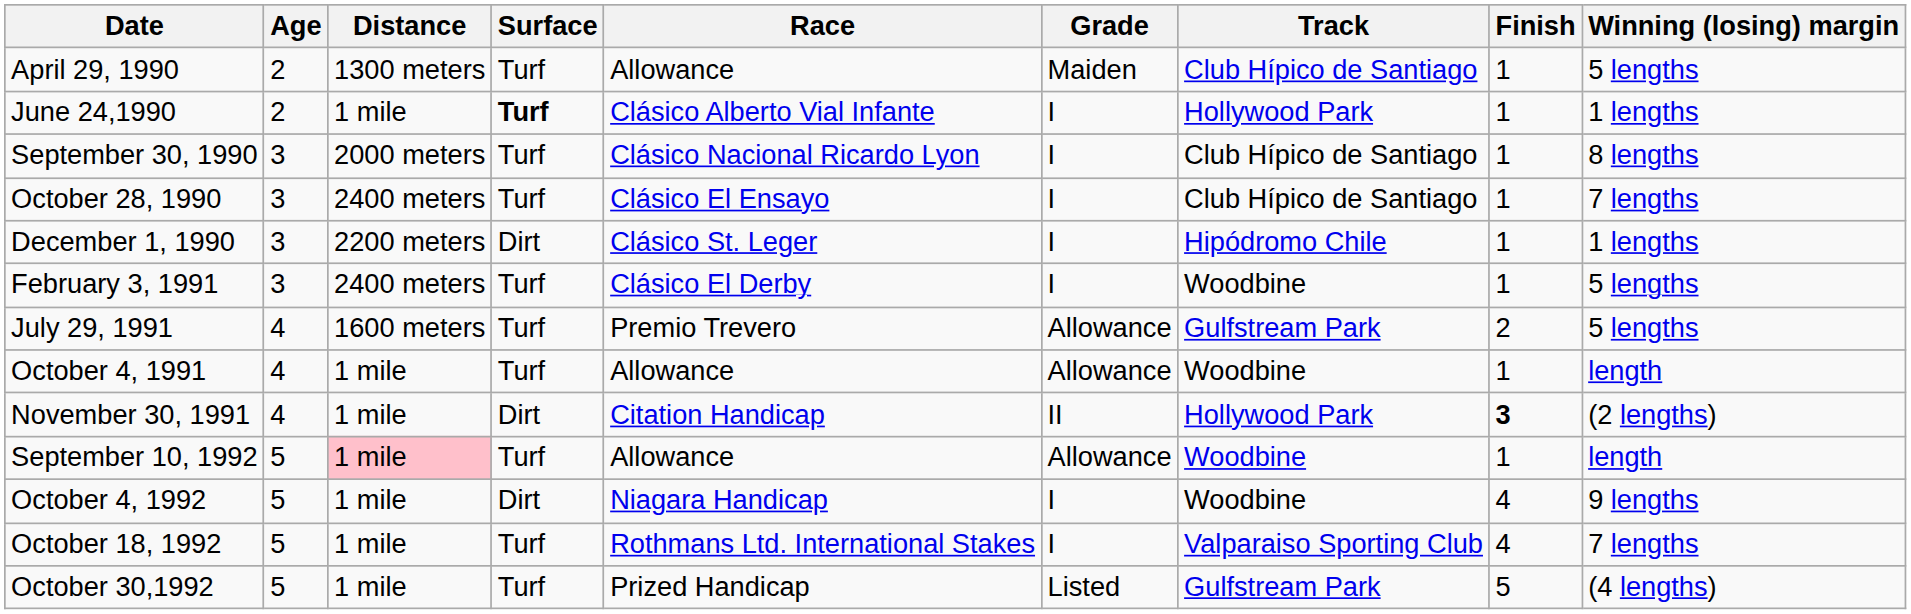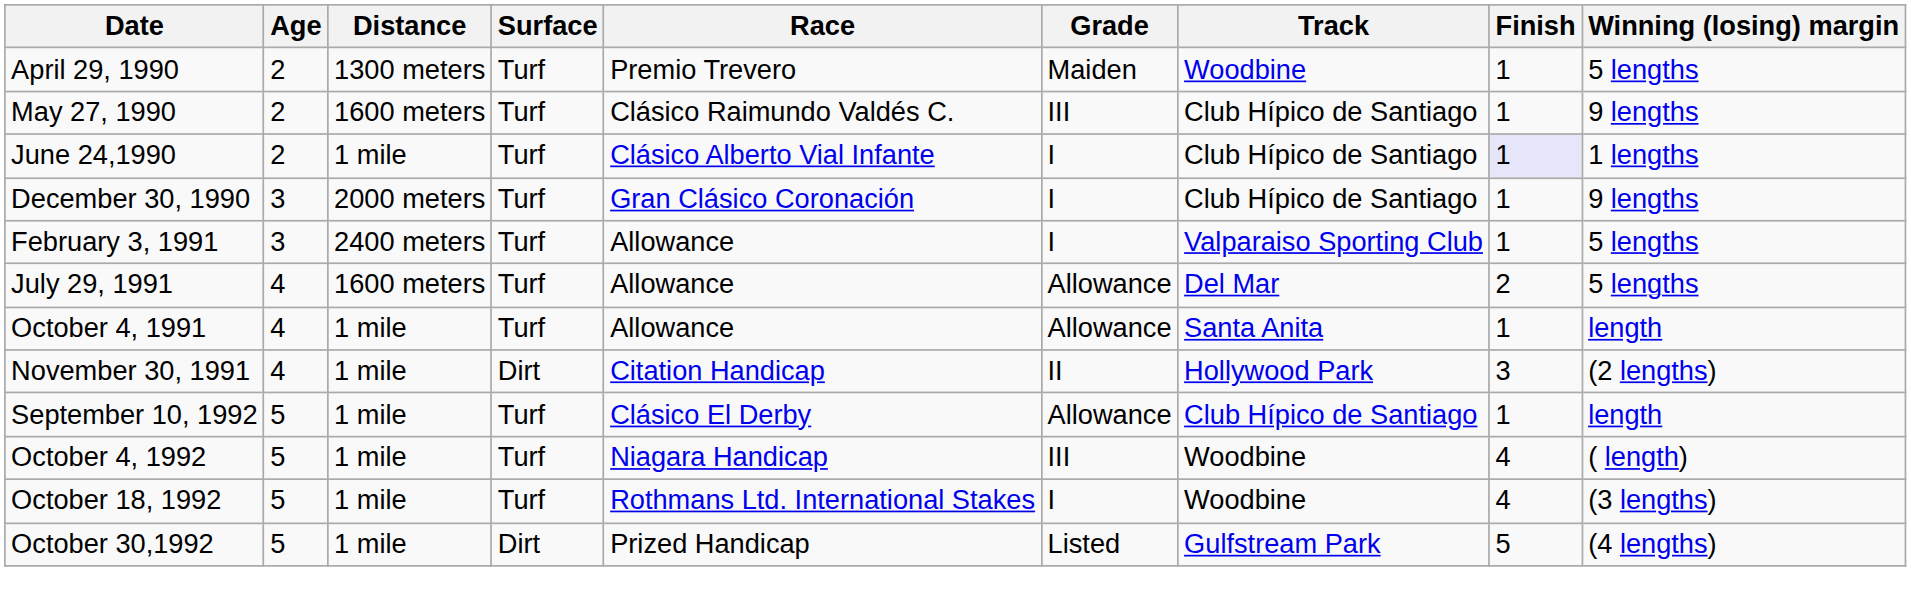(672, 69) Allowance -> (703, 69) Premio Trevero
(1331, 69) Club Hípico de Santiago -> (1245, 69) Woodbine
+ row: (94, 112)
(523, 112) bold -> (522, 155) normal
(1279, 112) Hollywood Park -> (1331, 155) Club Hípico de Santiago
(1503, 112) no background -> (1503, 155) lavender background
- row: (134, 155)
- row: (116, 198)
- row: (123, 241)
+ row: (131, 198)
(711, 284) Clásico El Derby -> (672, 241) Allowance
(1245, 284) Woodbine -> (1334, 241) Valparaiso Sporting Club
(703, 328) Premio Trevero -> (672, 284) Allowance
(1282, 328) Gulfstream Park -> (1232, 284) Del Mar
(1245, 371) Woodbine -> (1254, 328) Santa Anita
(1503, 414) bold -> (1503, 371) normal
(370, 457) pink background -> (370, 414) no background
(672, 457) Allowance -> (711, 414) Clásico El Derby
(1245, 457) Woodbine -> (1331, 414) Club Hípico de Santiago
(519, 500) Dirt -> (522, 457) Turf
(1051, 500) I -> (1059, 457) III
(1643, 500) 9 lengths -> (1638, 457) ( length)
(1334, 543) Valparaiso Sporting Club -> (1245, 500) Woodbine
(1643, 543) 7 lengths -> (1652, 500) (3 lengths)
(522, 586) Turf -> (519, 543) Dirt
